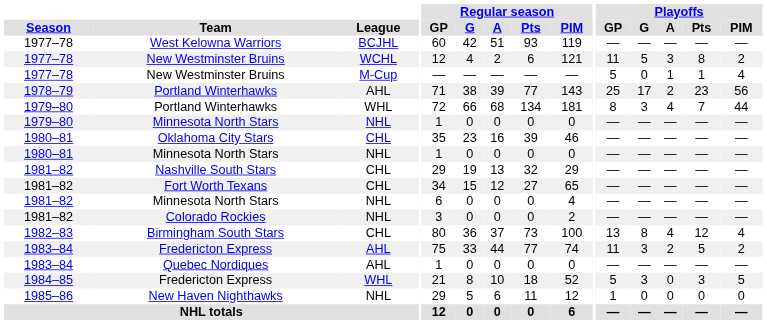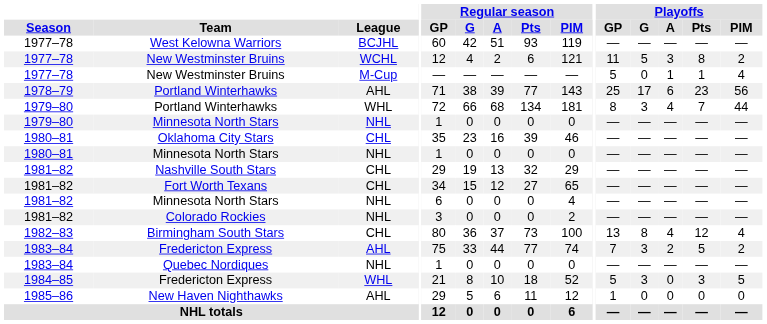(670, 91) 2 -> (670, 91) 6
(613, 249) 11 -> (613, 249) 7
(378, 264) AHL -> (378, 264) NHL
(378, 296) NHL -> (378, 296) AHL
